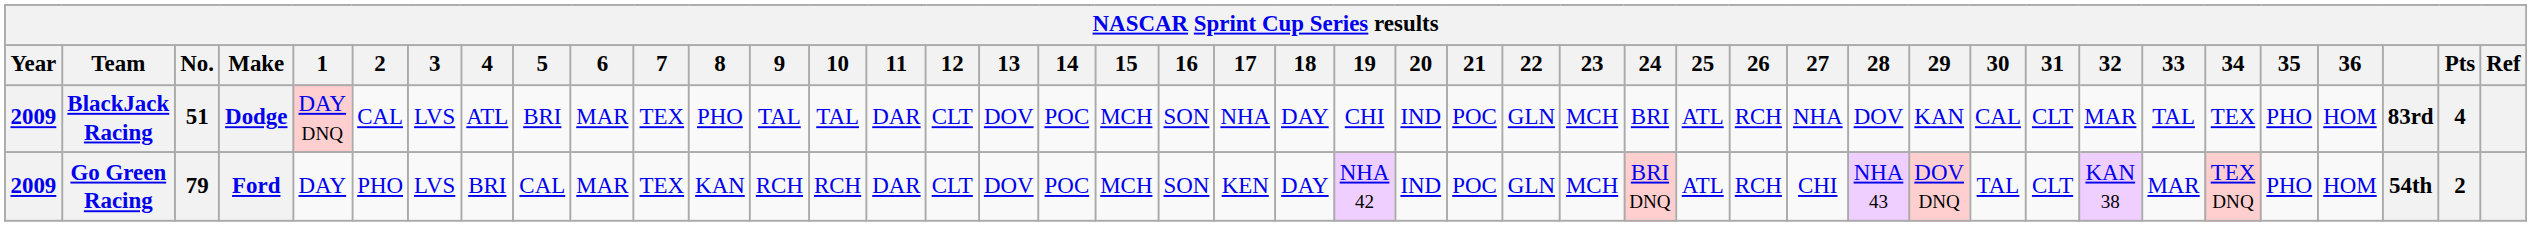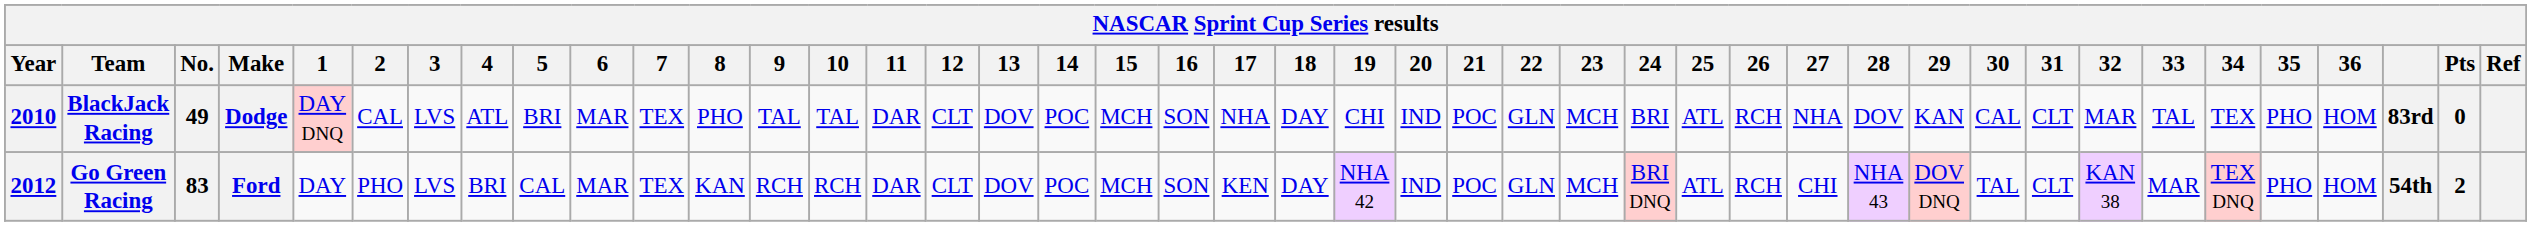(33, 118) 2009 -> (33, 118) 2010
(197, 118) 51 -> (197, 118) 49
(2460, 118) 4 -> (2460, 118) 0
(33, 186) 2009 -> (33, 186) 2012
(197, 186) 79 -> (197, 186) 83
